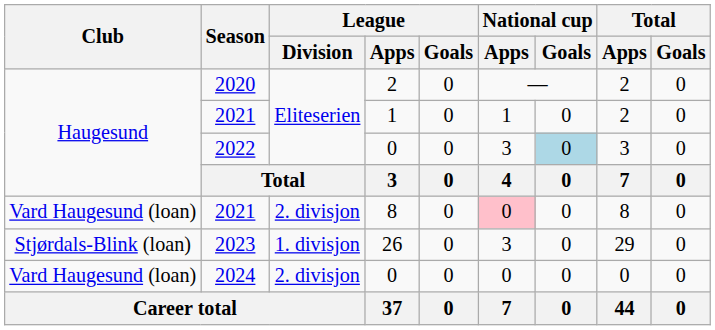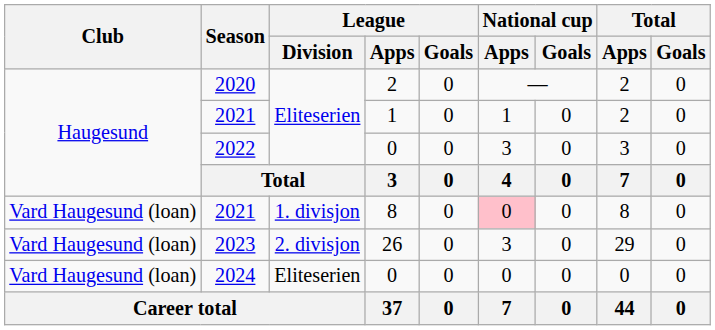(566, 148) lightblue background -> (566, 148) no background
(317, 212) 2. divisjon -> (317, 212) 1. divisjon
(103, 244) Stjørdals-Blink (loan) -> (103, 244) Vard Haugesund (loan)
(317, 244) 1. divisjon -> (317, 244) 2. divisjon
(317, 276) 2. divisjon -> (317, 276) Eliteserien
